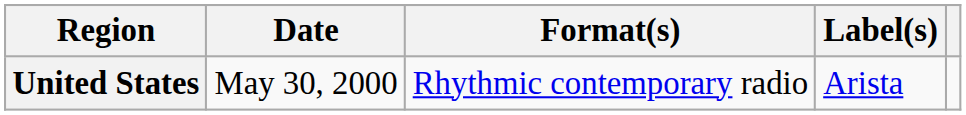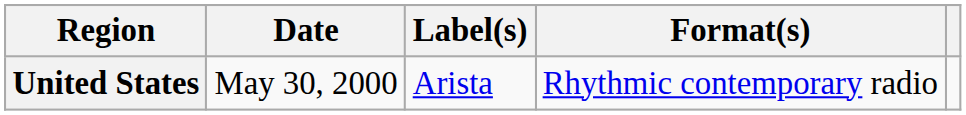columns swapped: (610, 30) <-> (881, 30)
